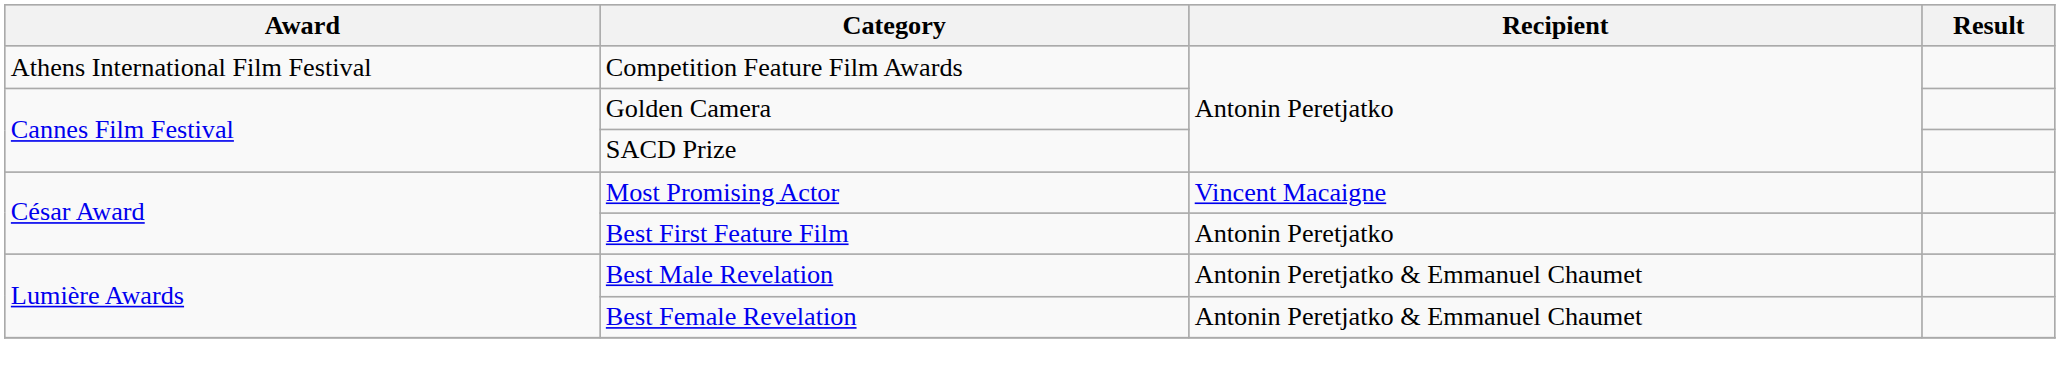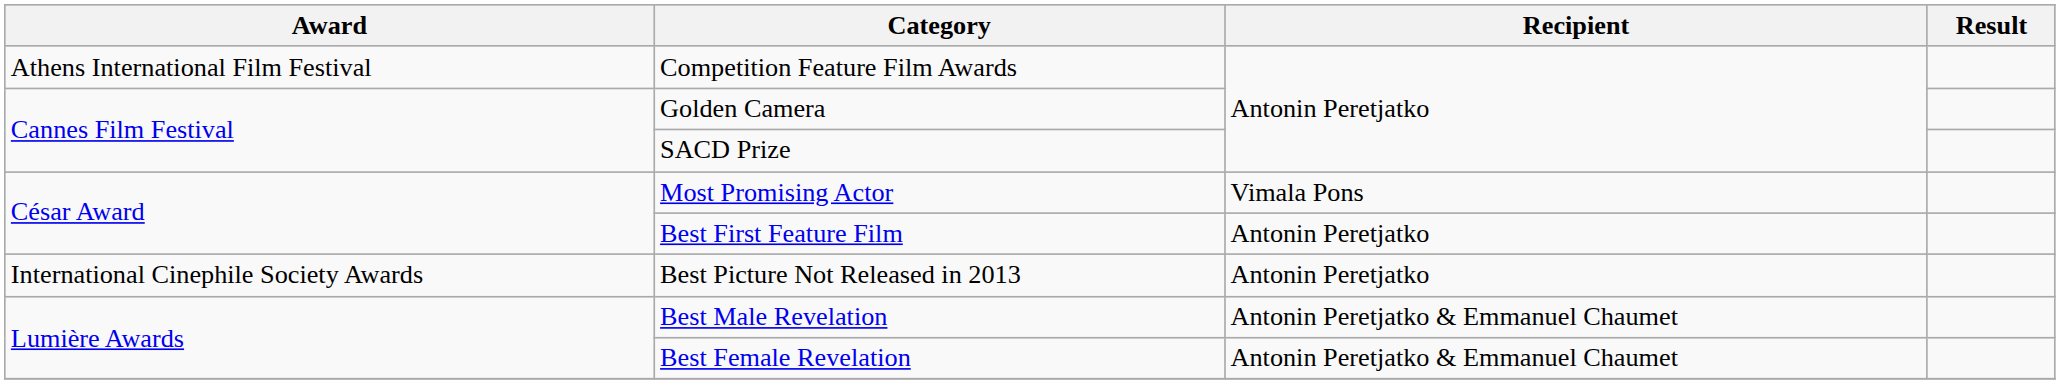(1290, 191) Vincent Macaigne -> (1297, 191) Vimala Pons
+ row: (840, 274)
